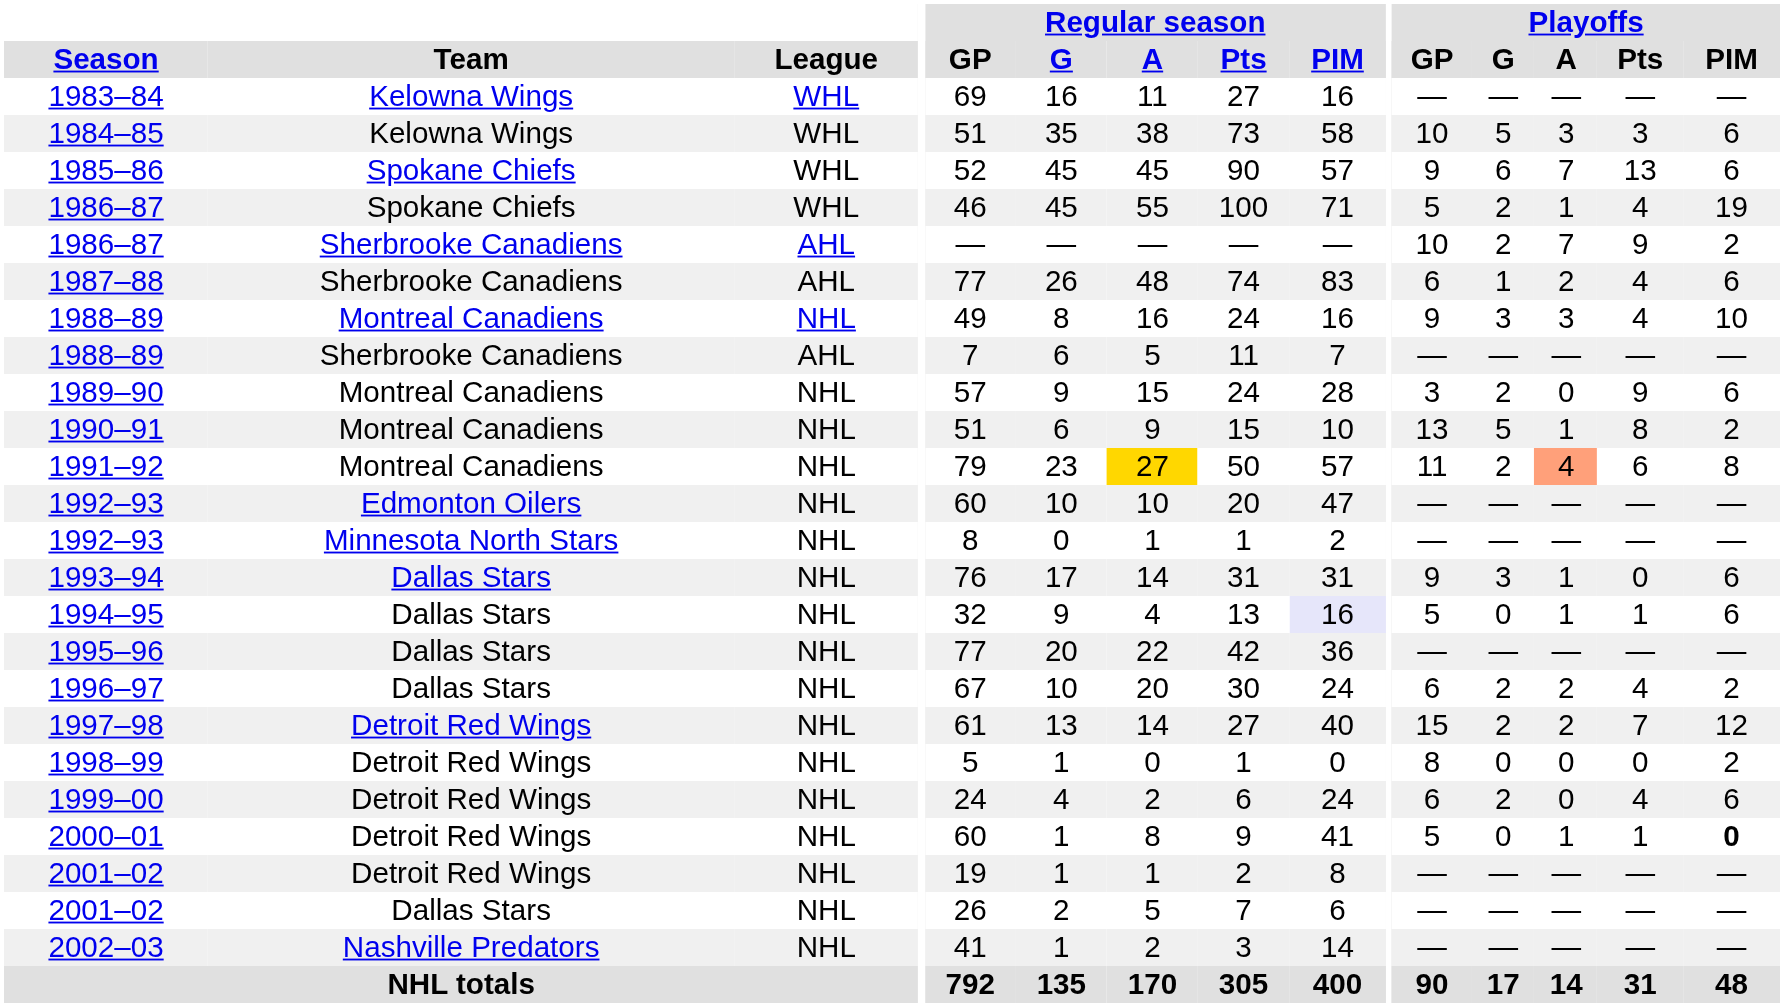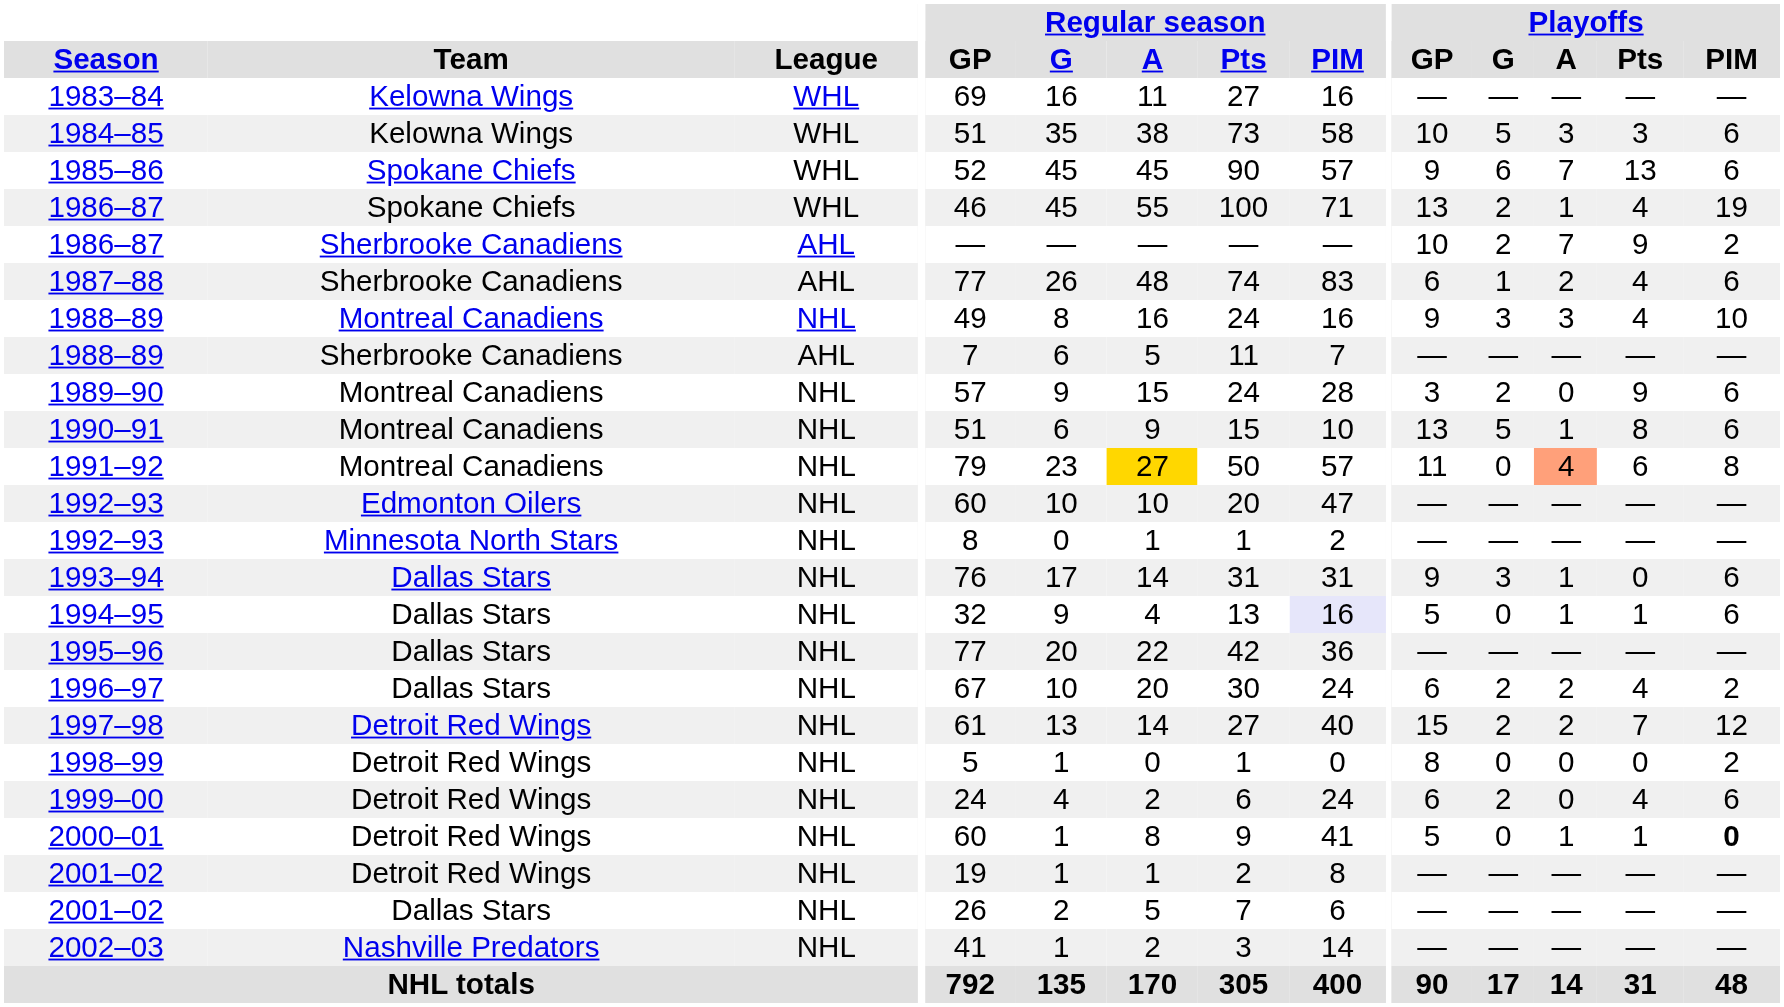(1432, 207) 5 -> (1432, 207) 13
(1731, 429) 2 -> (1731, 429) 6
(1503, 466) 2 -> (1503, 466) 0
